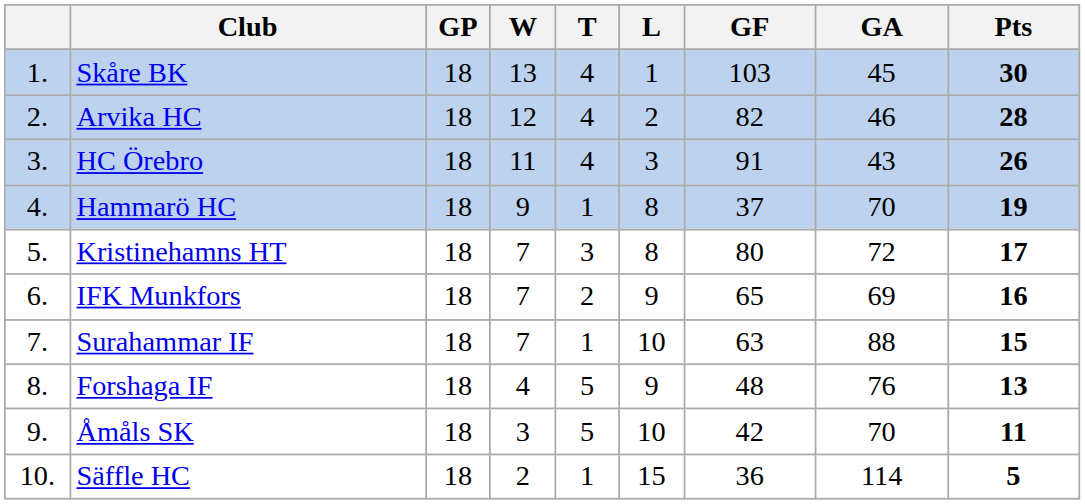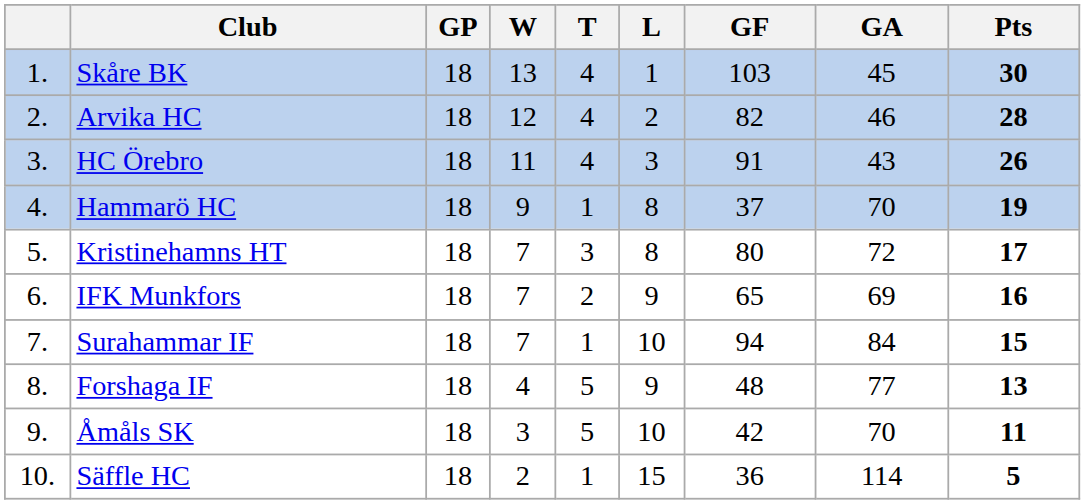(750, 341) 63 -> (750, 341) 94
(882, 341) 88 -> (882, 341) 84
(882, 386) 76 -> (882, 386) 77
